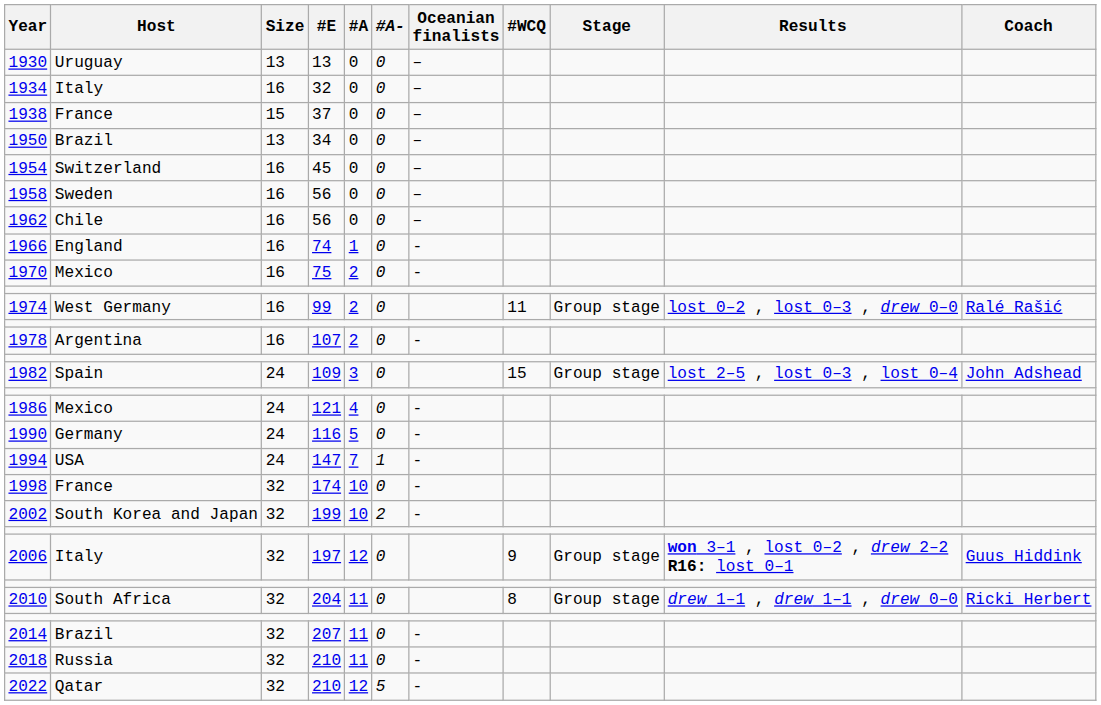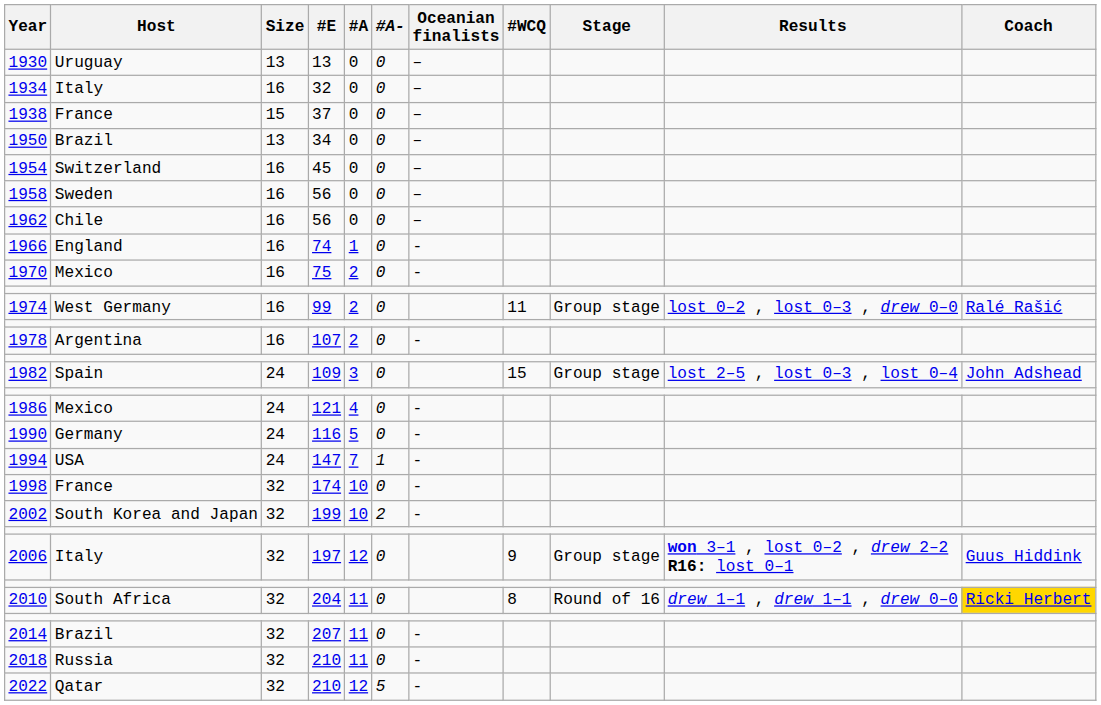(607, 600) Group stage -> (607, 600) Round of 16
(1029, 600) no background -> (1029, 600) gold background
